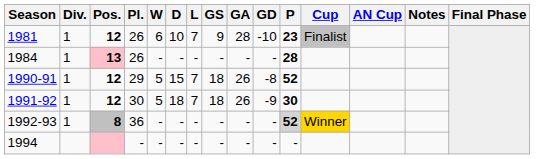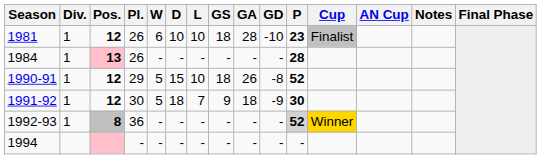(195, 36) 7 -> (198, 36) 10
(220, 36) 9 -> (223, 36) 18
(195, 79) 7 -> (198, 79) 10
(216, 100) 18 -> (227, 100) 9
(243, 100) 26 -> (250, 100) 18
